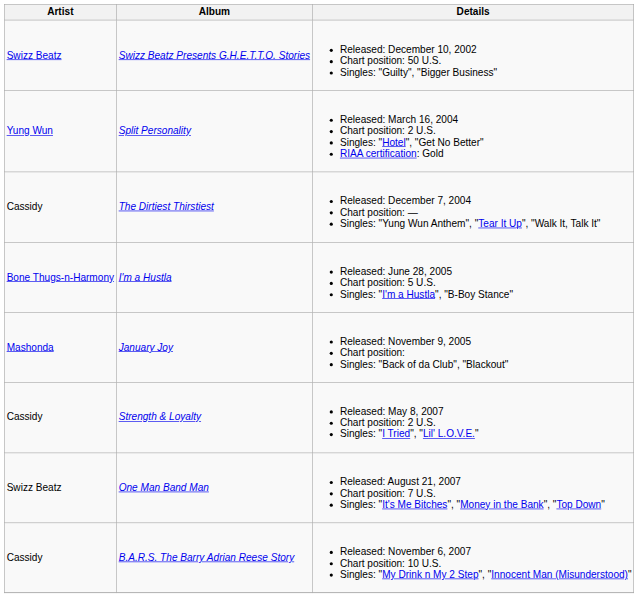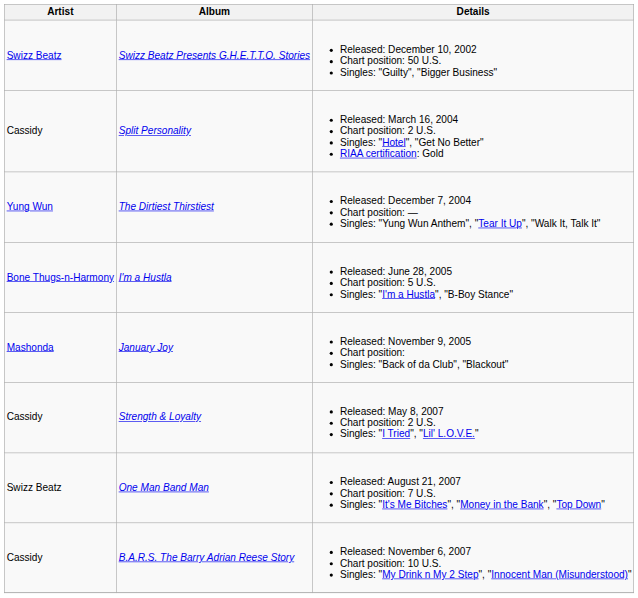(30, 131) Yung Wun -> (25, 131) Cassidy
(25, 207) Cassidy -> (30, 207) Yung Wun
